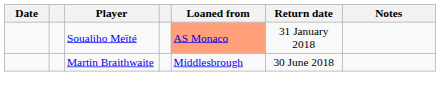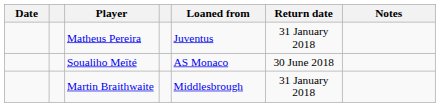+ row: (104, 37)
(201, 37) lightsalmon background -> (201, 62) no background
(304, 37) 31 January 2018 -> (304, 62) 30 June 2018
(304, 62) 30 June 2018 -> (304, 86) 31 January 2018
